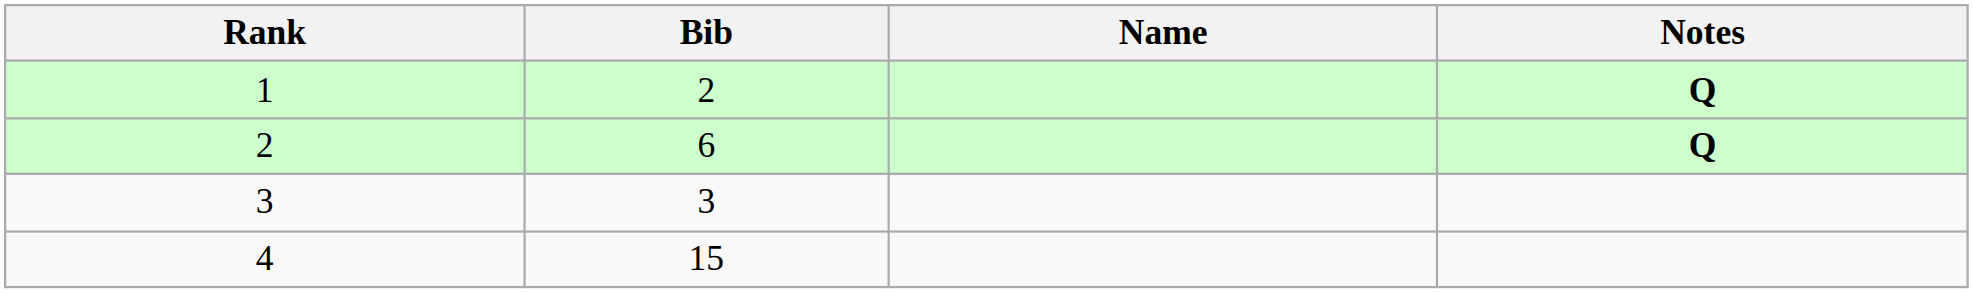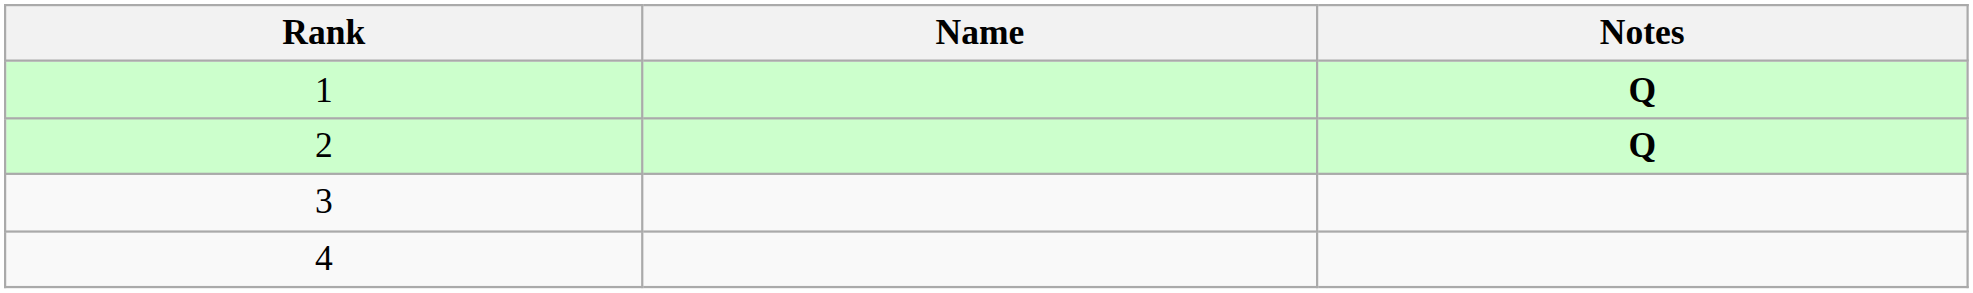- column: (706, 32)
